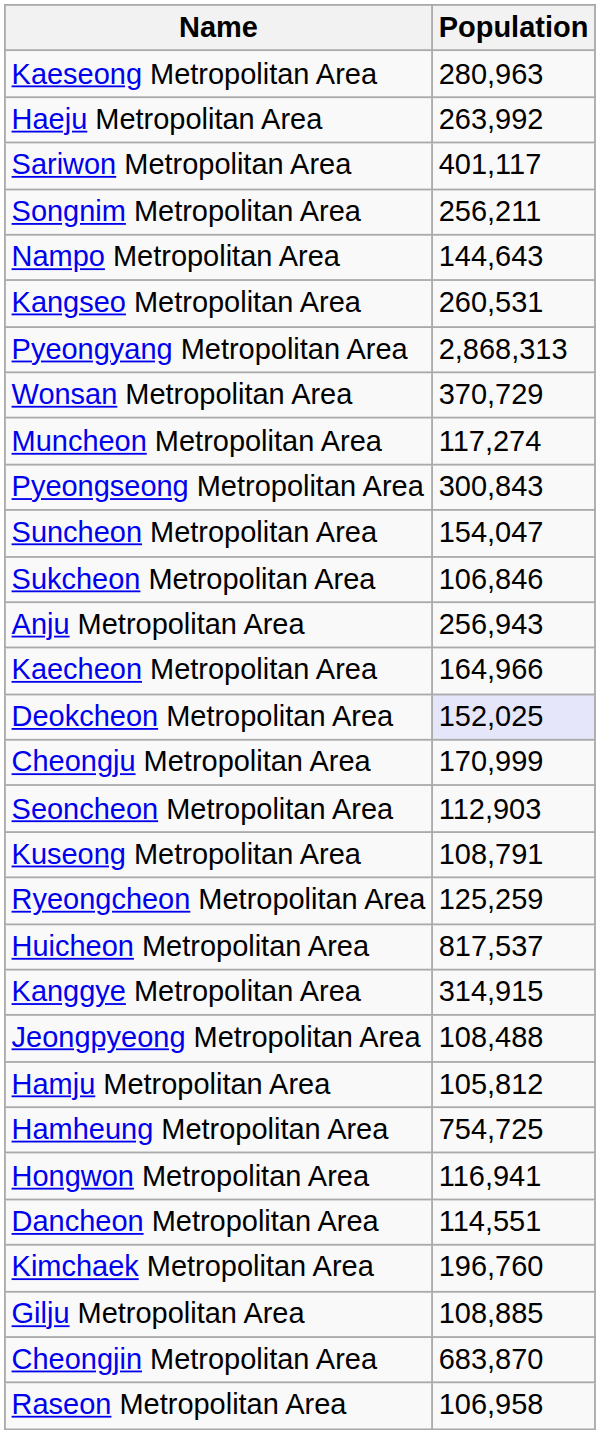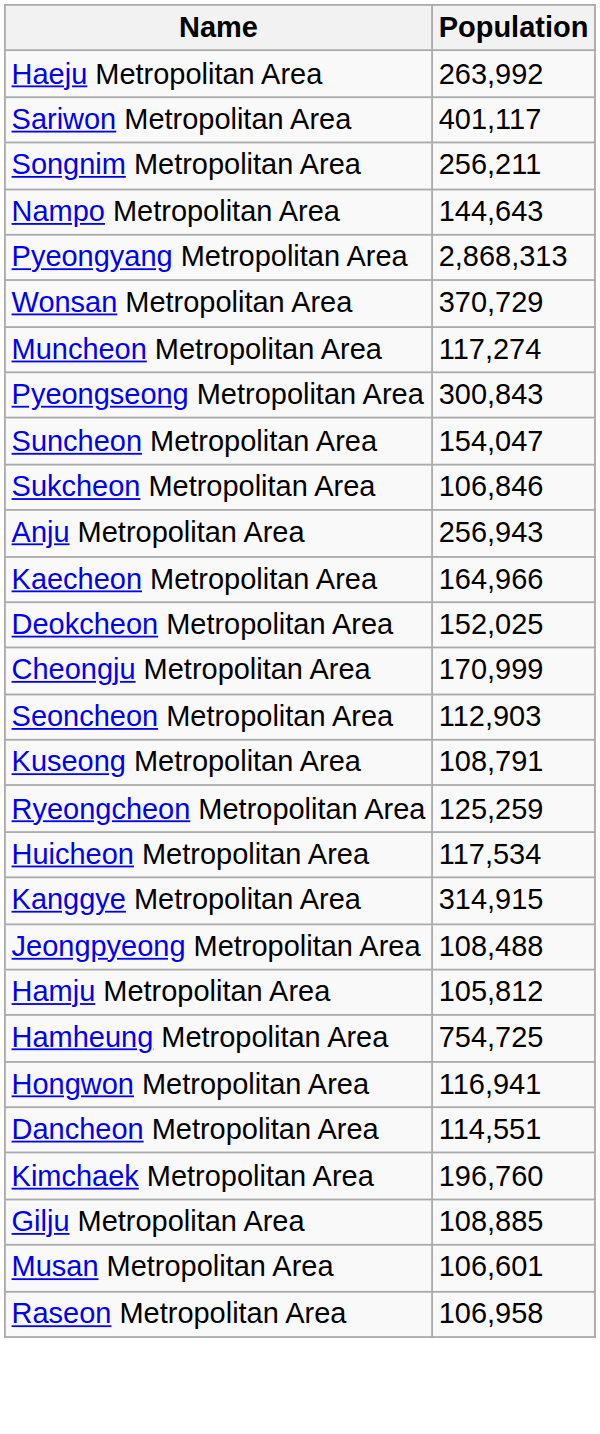- row: (194, 73)
- row: (186, 303)
(491, 716) lavender background -> (491, 624) no background
(491, 946) 817,537 -> (490, 854) 117,534
+ row: (173, 1267)
- row: (194, 1359)
